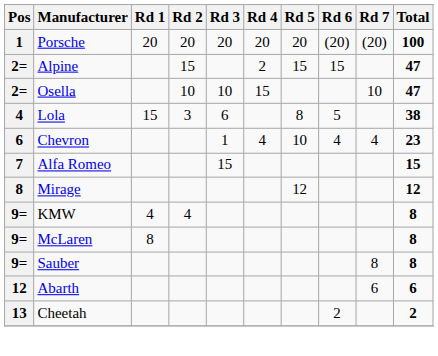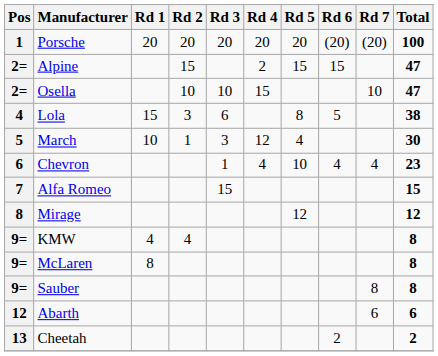+ row: (57, 140)
